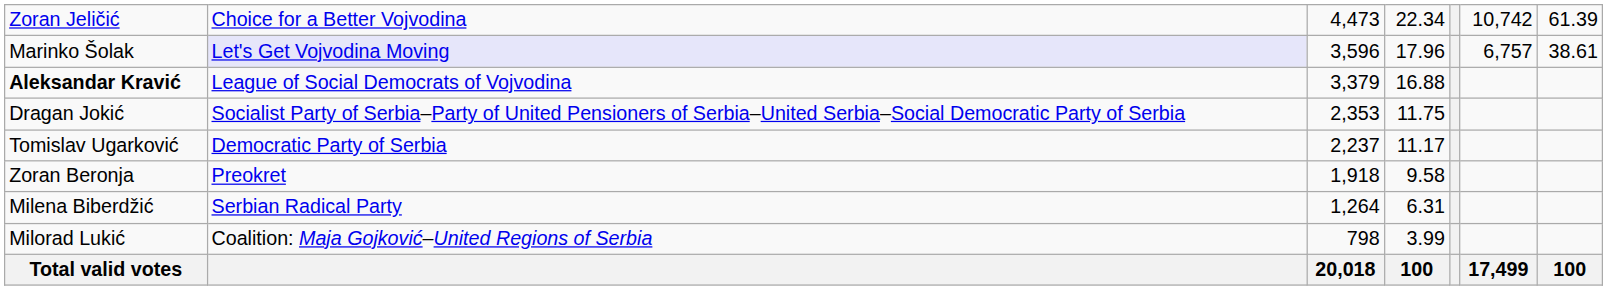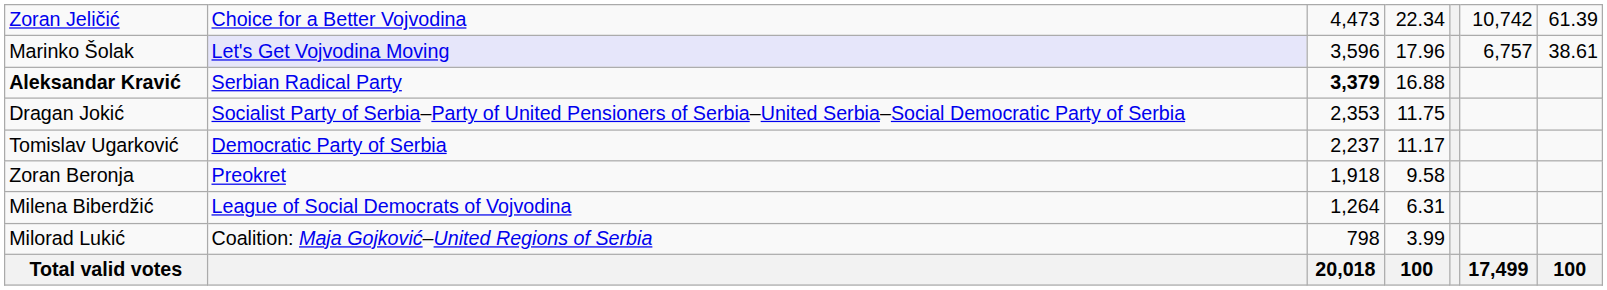(391, 82) League of Social Democrats of Vojvodina -> (307, 82) Serbian Radical Party
(1355, 82) normal -> (1355, 82) bold
(307, 207) Serbian Radical Party -> (391, 207) League of Social Democrats of Vojvodina
